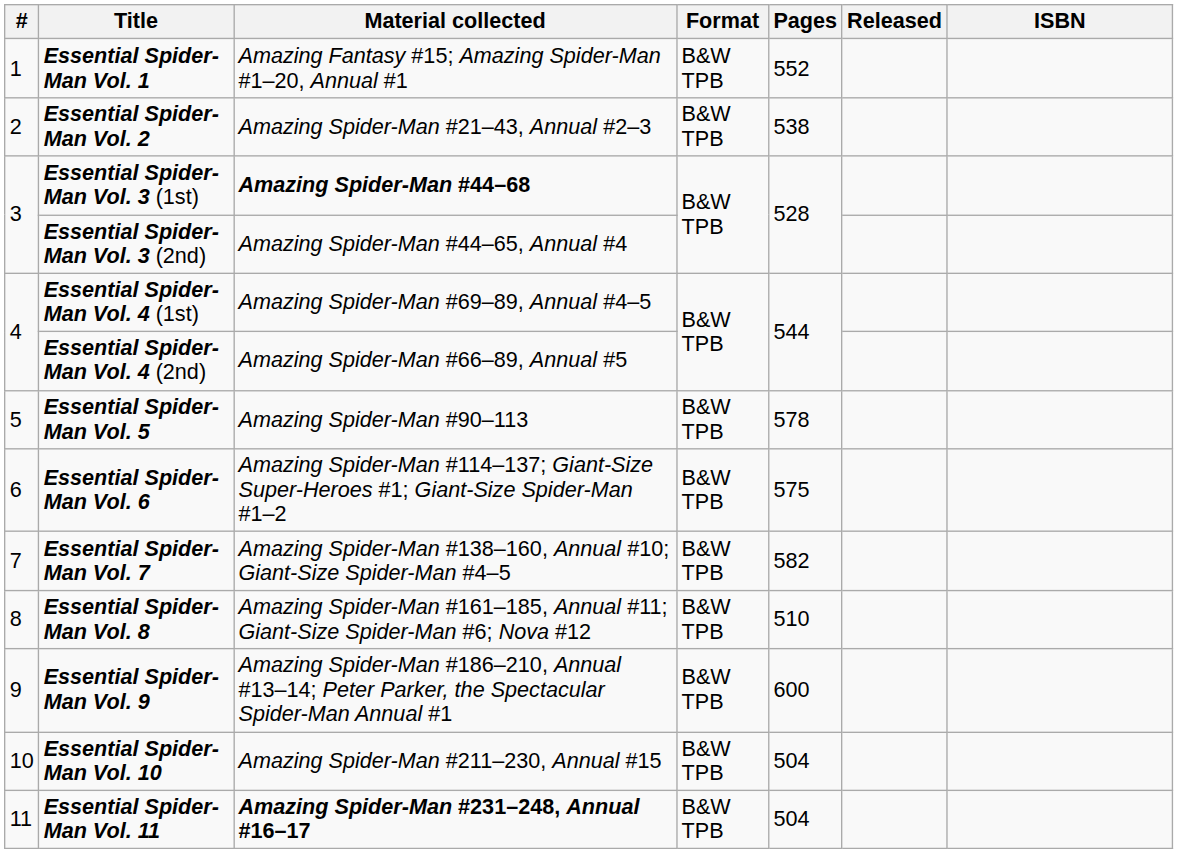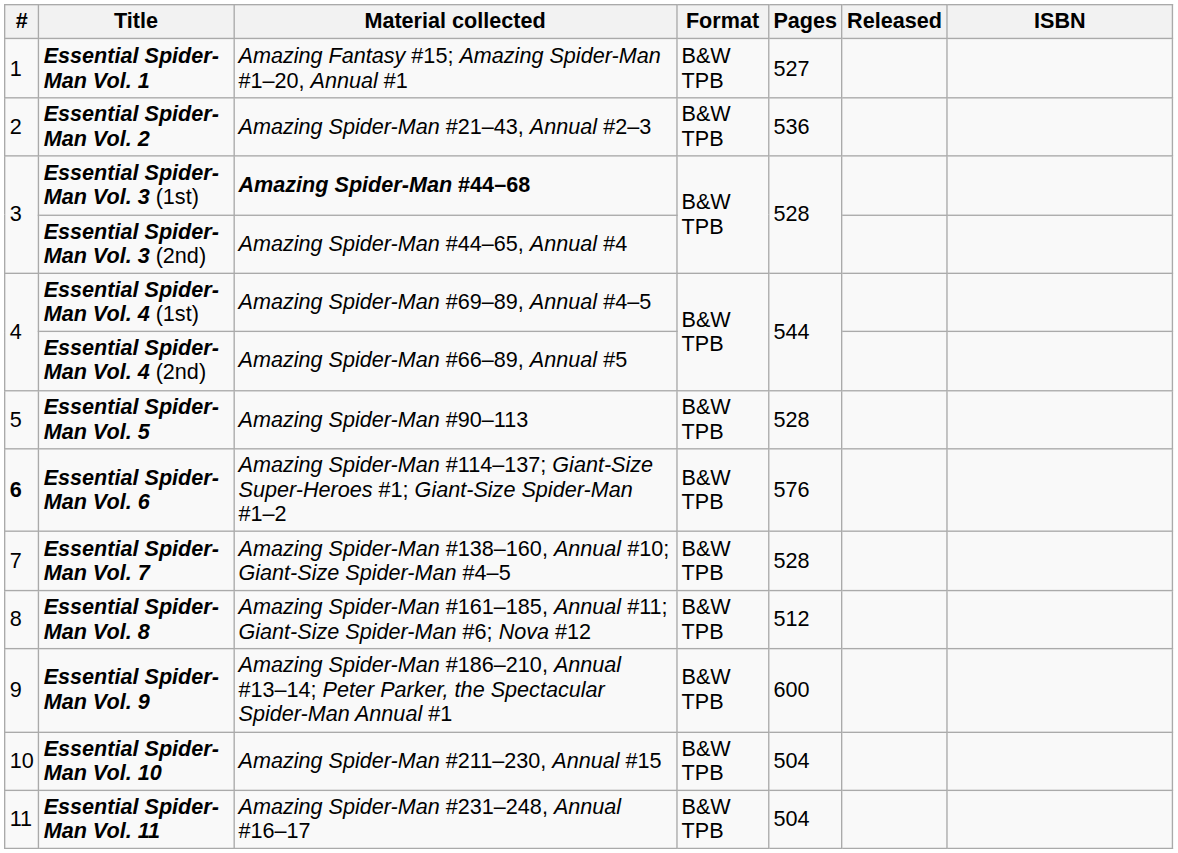(791, 68) 552 -> (791, 68) 527
(791, 126) 538 -> (791, 126) 536
(791, 419) 578 -> (791, 419) 528
(16, 490) normal -> (16, 490) bold
(791, 490) 575 -> (791, 490) 576
(791, 560) 582 -> (791, 560) 528
(791, 619) 510 -> (791, 619) 512
(439, 819) bold -> (430, 819) normal
